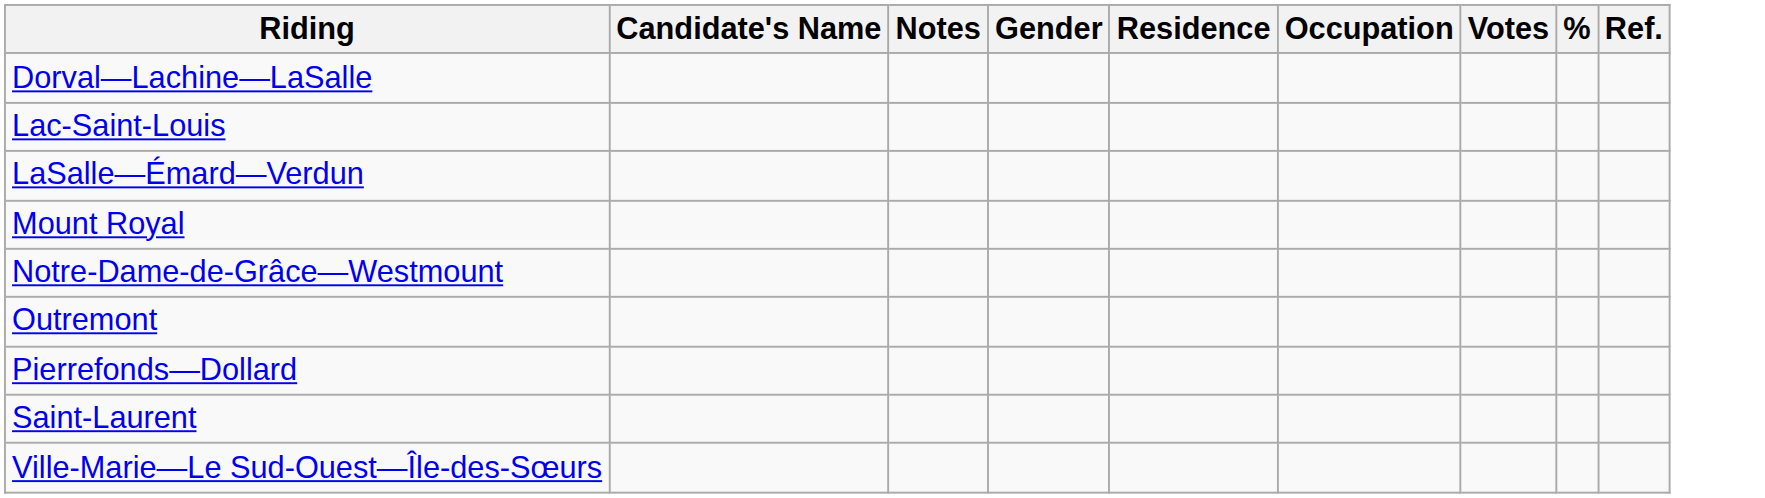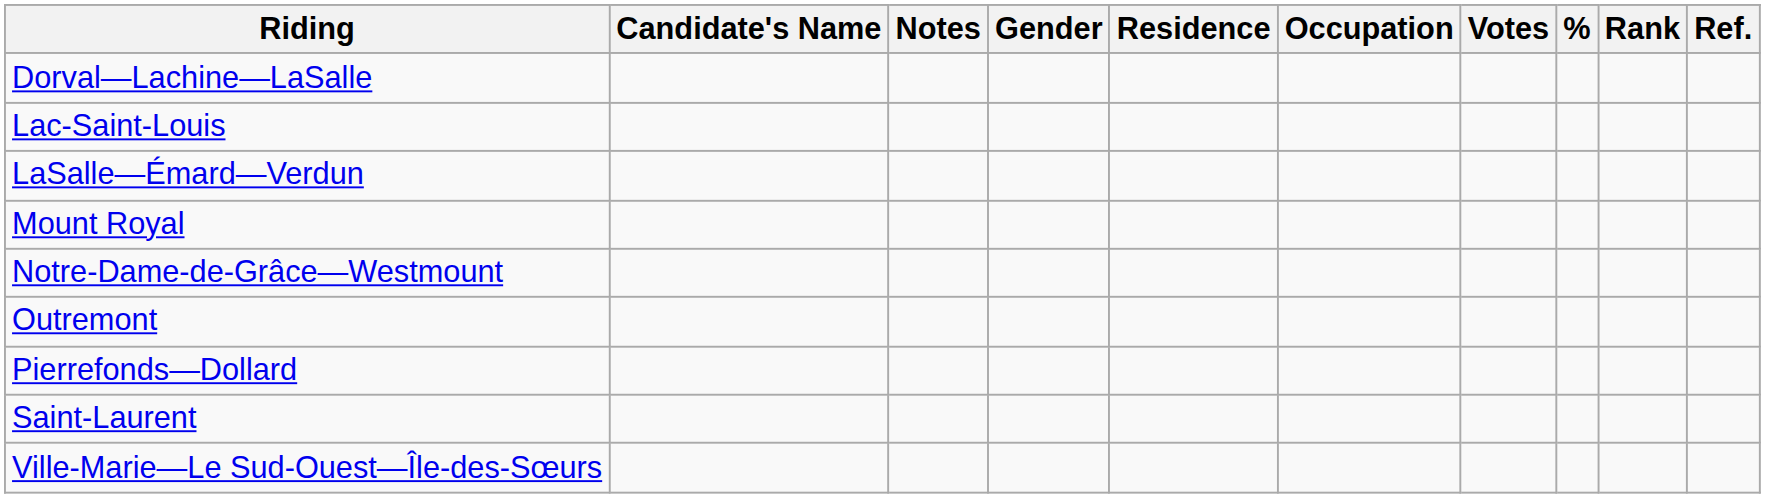+ column: (1642, 28)
